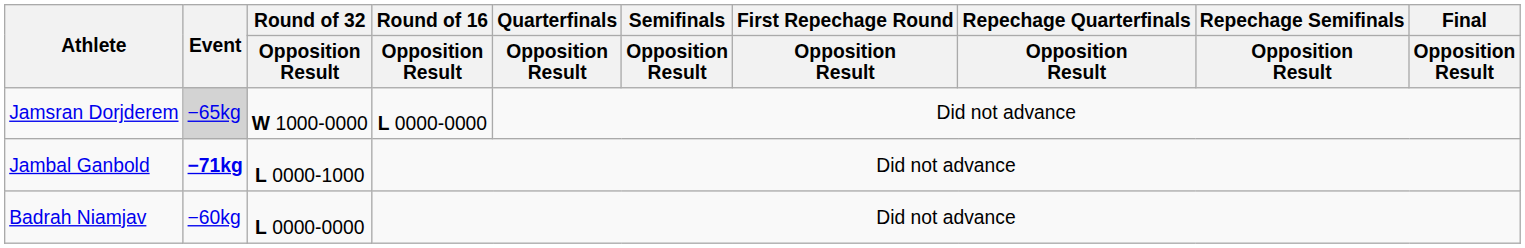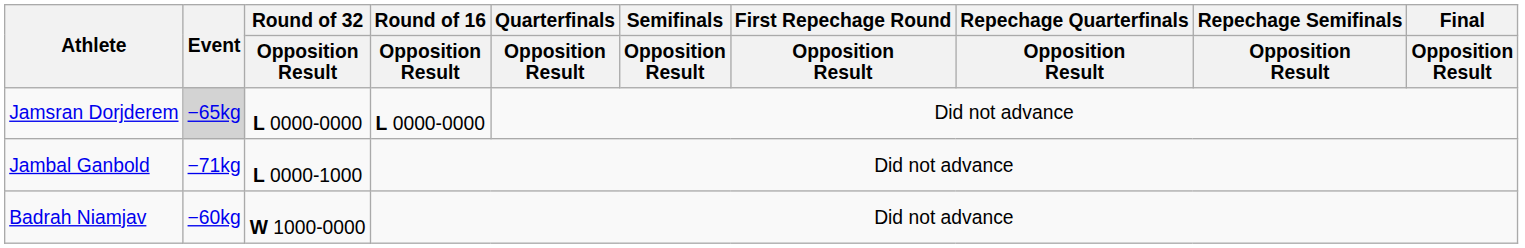(310, 124) W 1000-0000 -> (308, 124) L 0000-0000
(215, 165) bold -> (214, 165) normal
(310, 228) L 0000-0000 -> (308, 228) W 1000-0000
